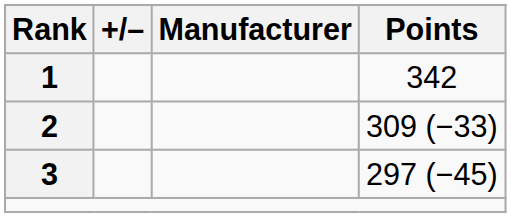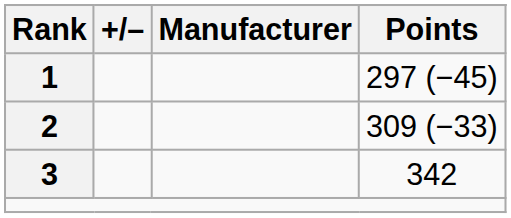(432, 78) 342 -> (432, 78) 297 (−45)
(432, 174) 297 (−45) -> (432, 174) 342
